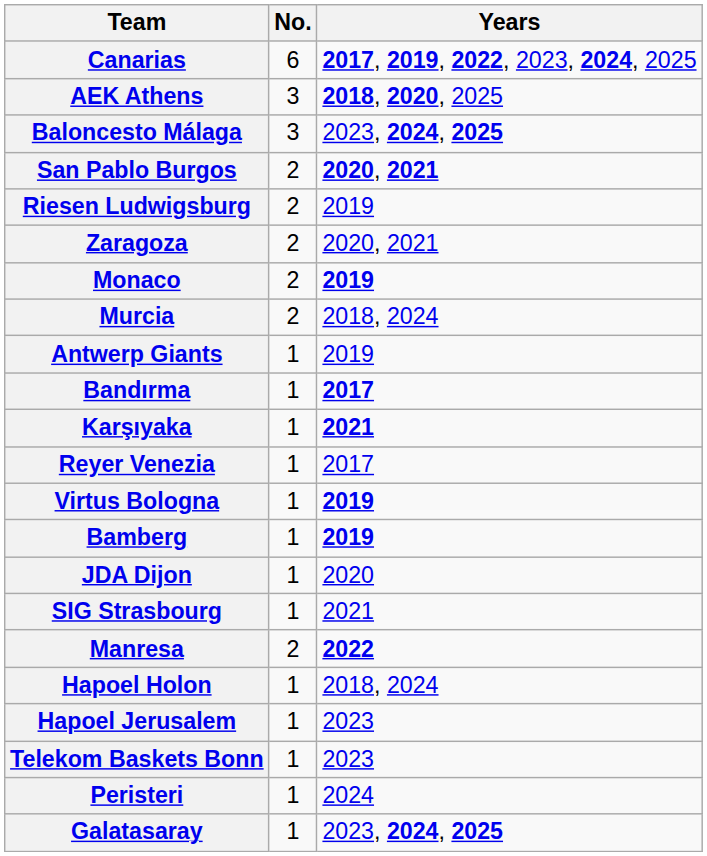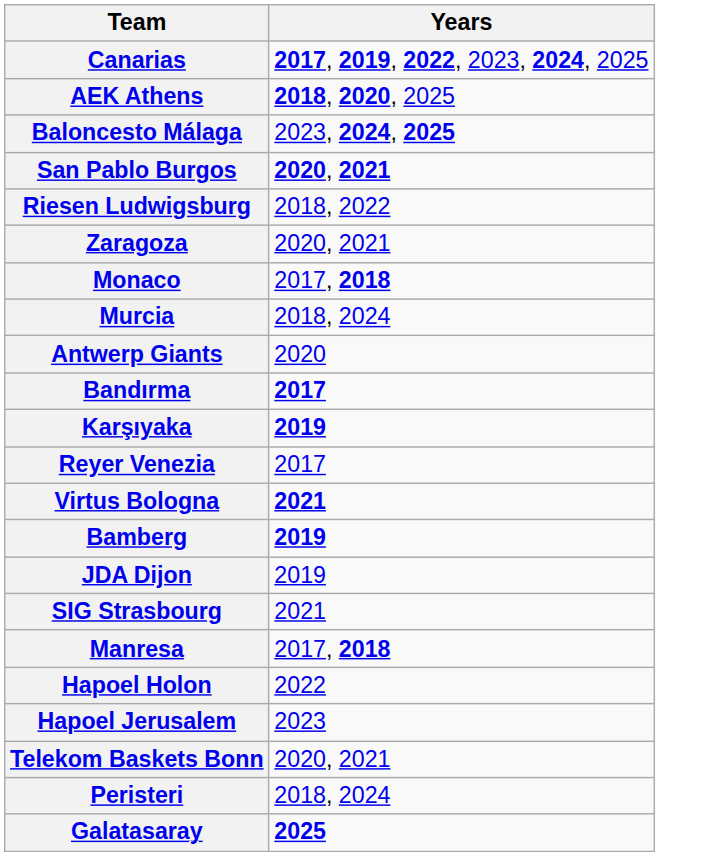- column: (293, 22)
(348, 206) 2019 -> (332, 206) 2018, 2022
(348, 280) 2019 -> (332, 280) 2017, 2018
(348, 354) 2019 -> (300, 354) 2020
(348, 427) 2021 -> (300, 427) 2019
(348, 501) 2019 -> (300, 501) 2021
(348, 574) 2020 -> (300, 574) 2019
(348, 648) 2022 -> (332, 648) 2017, 2018
(380, 685) 2018, 2024 -> (300, 685) 2022
(348, 758) 2023 -> (332, 758) 2020, 2021
(348, 795) 2024 -> (332, 795) 2018, 2024
(413, 832) 2023, 2024, 2025 -> (300, 832) 2025
